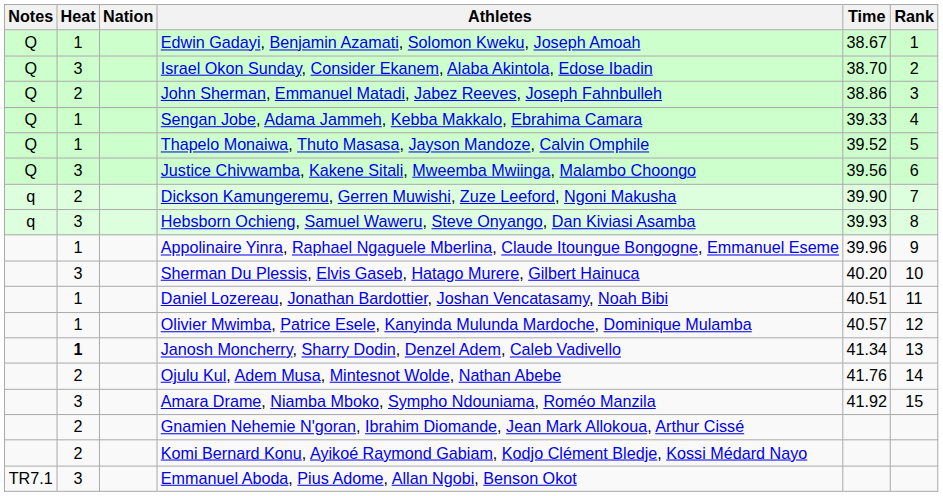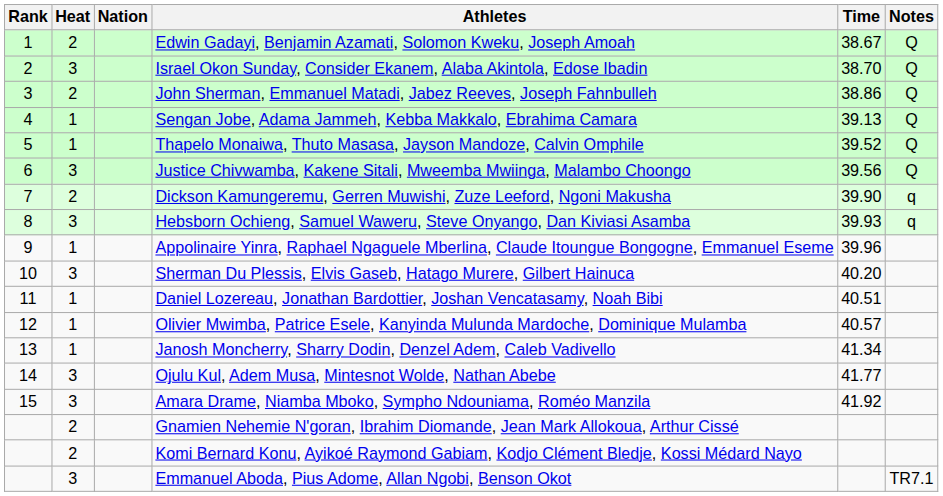columns swapped: (914, 17) <-> (31, 17)
(78, 42) 1 -> (73, 42) 2
(867, 119) 39.33 -> (861, 119) 39.13
(78, 350) bold -> (73, 350) normal
(78, 376) 2 -> (73, 376) 3
(867, 376) 41.76 -> (861, 376) 41.77
